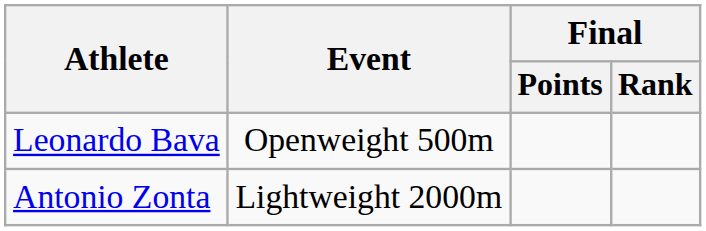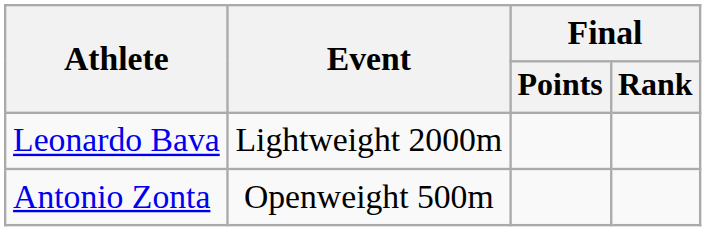(369, 140) Openweight 500m -> (369, 140) Lightweight 2000m
(369, 196) Lightweight 2000m -> (369, 196) Openweight 500m
